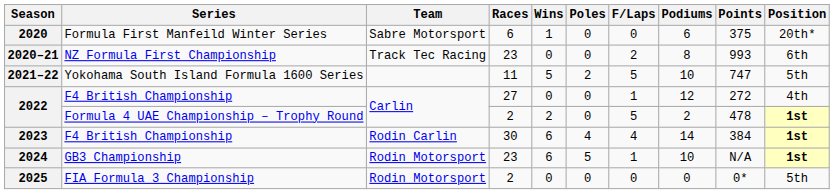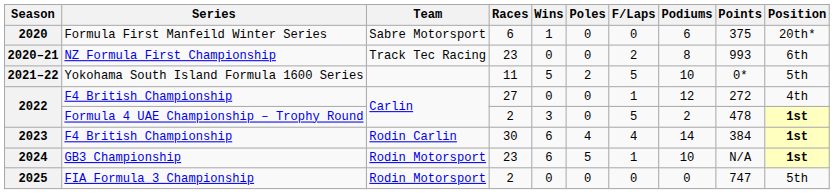(740, 76) 747 -> (740, 76) 0*
(549, 117) 2 -> (549, 117) 3
(740, 178) 0* -> (740, 178) 747
